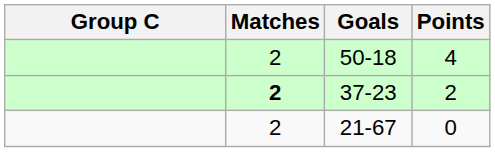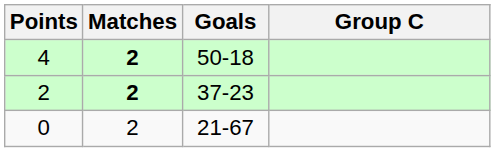columns swapped: (115, 22) <-> (451, 22)
(275, 57) normal -> (133, 57) bold
